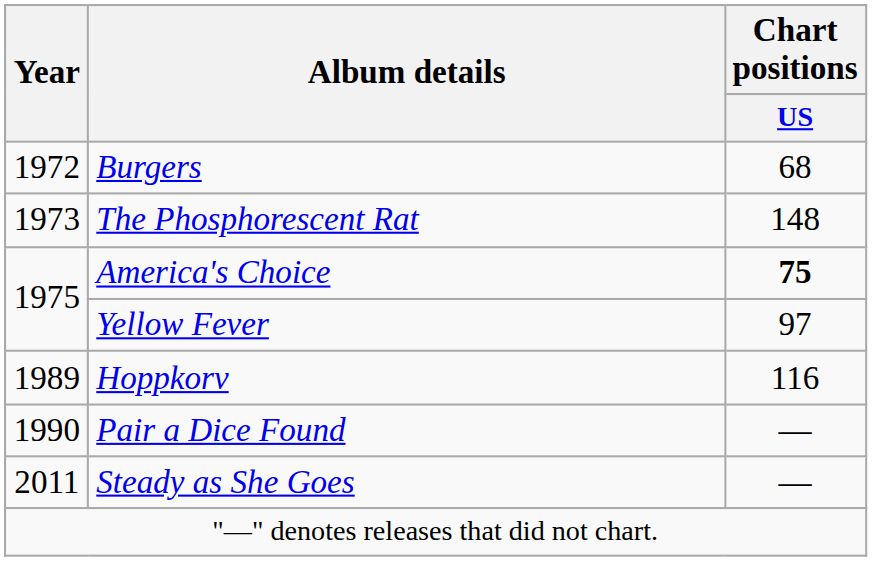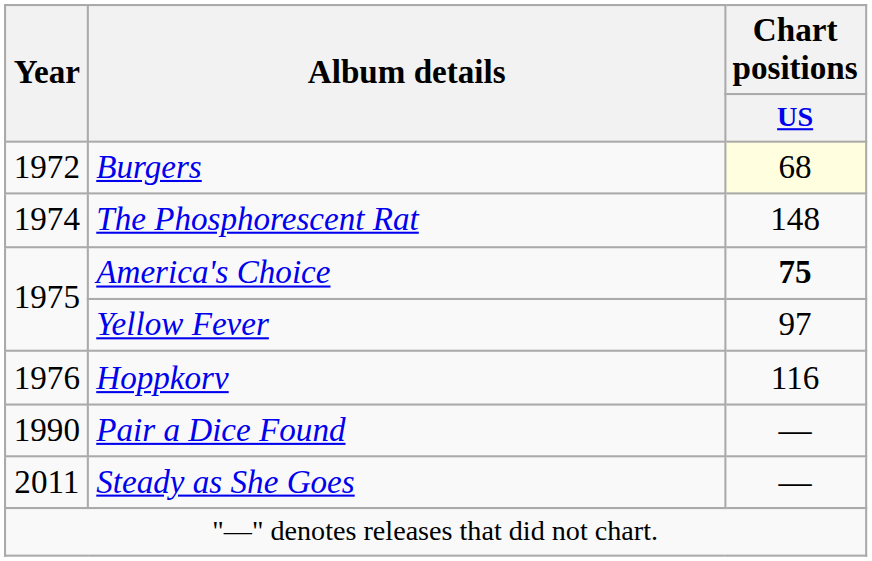(795, 166) no background -> (795, 166) lightyellow background
(47, 219) 1973 -> (47, 219) 1974
(47, 377) 1989 -> (47, 377) 1976
